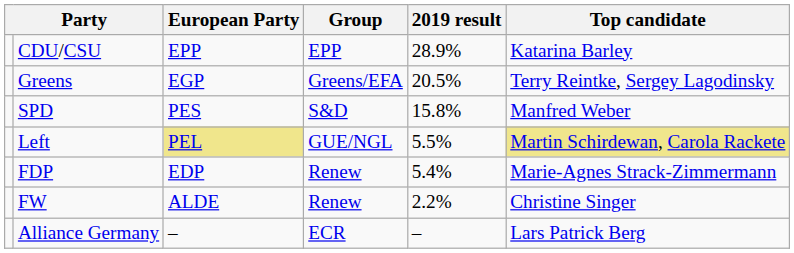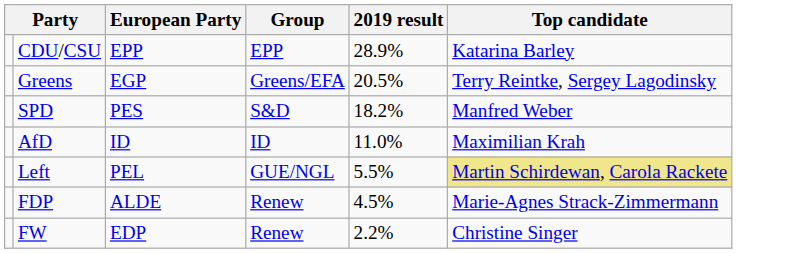(436, 111) 15.8% -> (378, 111) 18.2%
+ row: (35, 141)
(185, 141) khaki background -> (127, 171) no background
(186, 171) EDP -> (136, 202) ALDE
(432, 171) 5.4% -> (374, 202) 4.5%
(194, 202) ALDE -> (128, 232) EDP
- row: (89, 232)
